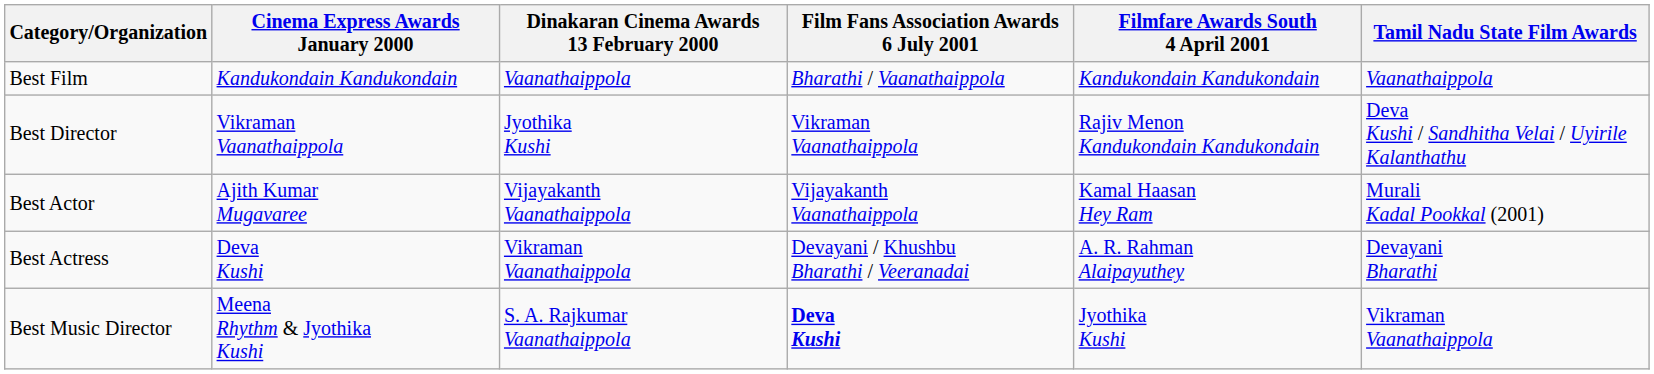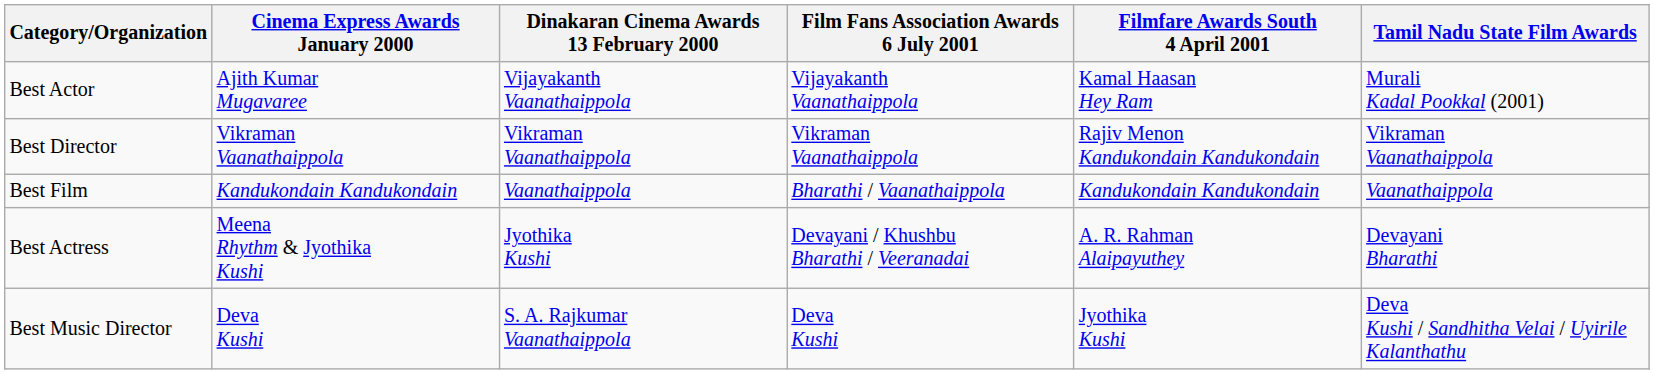rows swapped: (49, 78) <-> (52, 203)
(538, 134) Jyothika Kushi -> (567, 146) Vikraman Vaanathaippola
(1496, 134) Deva Kushi / Sandhitha Velai / Uyirile Kalanthathu -> (1429, 146) Vikraman Vaanathaippola
(240, 259) Deva Kushi -> (294, 247) Meena Rhythm & Jyothika Kushi
(567, 259) Vikraman Vaanathaippola -> (538, 247) Jyothika Kushi
(294, 328) Meena Rhythm & Jyothika Kushi -> (240, 328) Deva Kushi
(816, 328) bold -> (815, 328) normal
(1429, 328) Vikraman Vaanathaippola -> (1496, 328) Deva Kushi / Sandhitha Velai / Uyirile Kalanthathu
